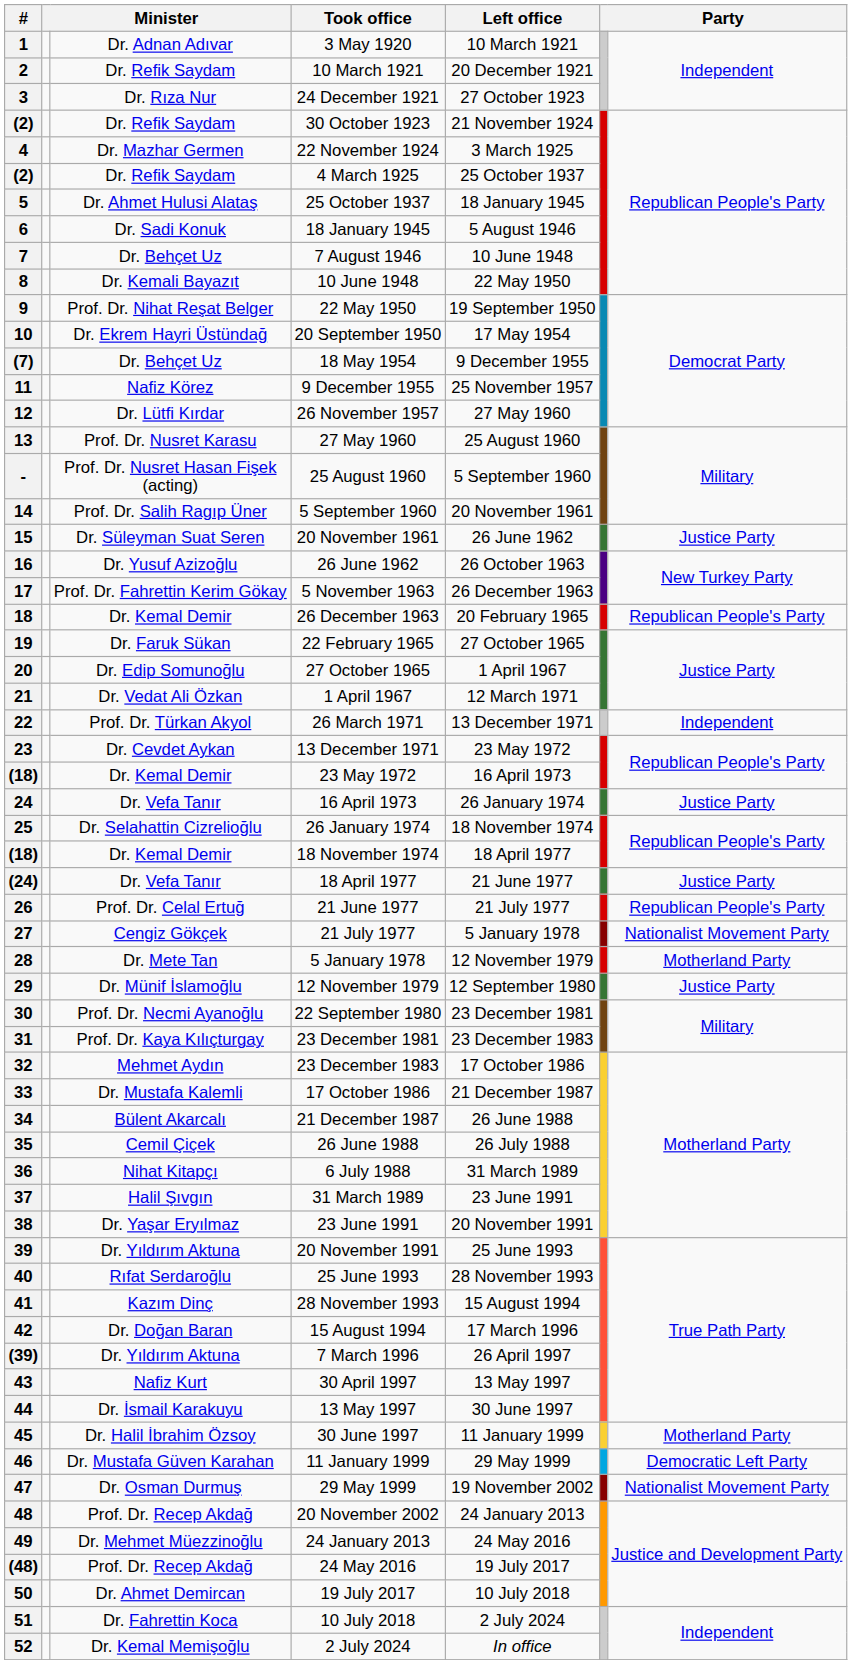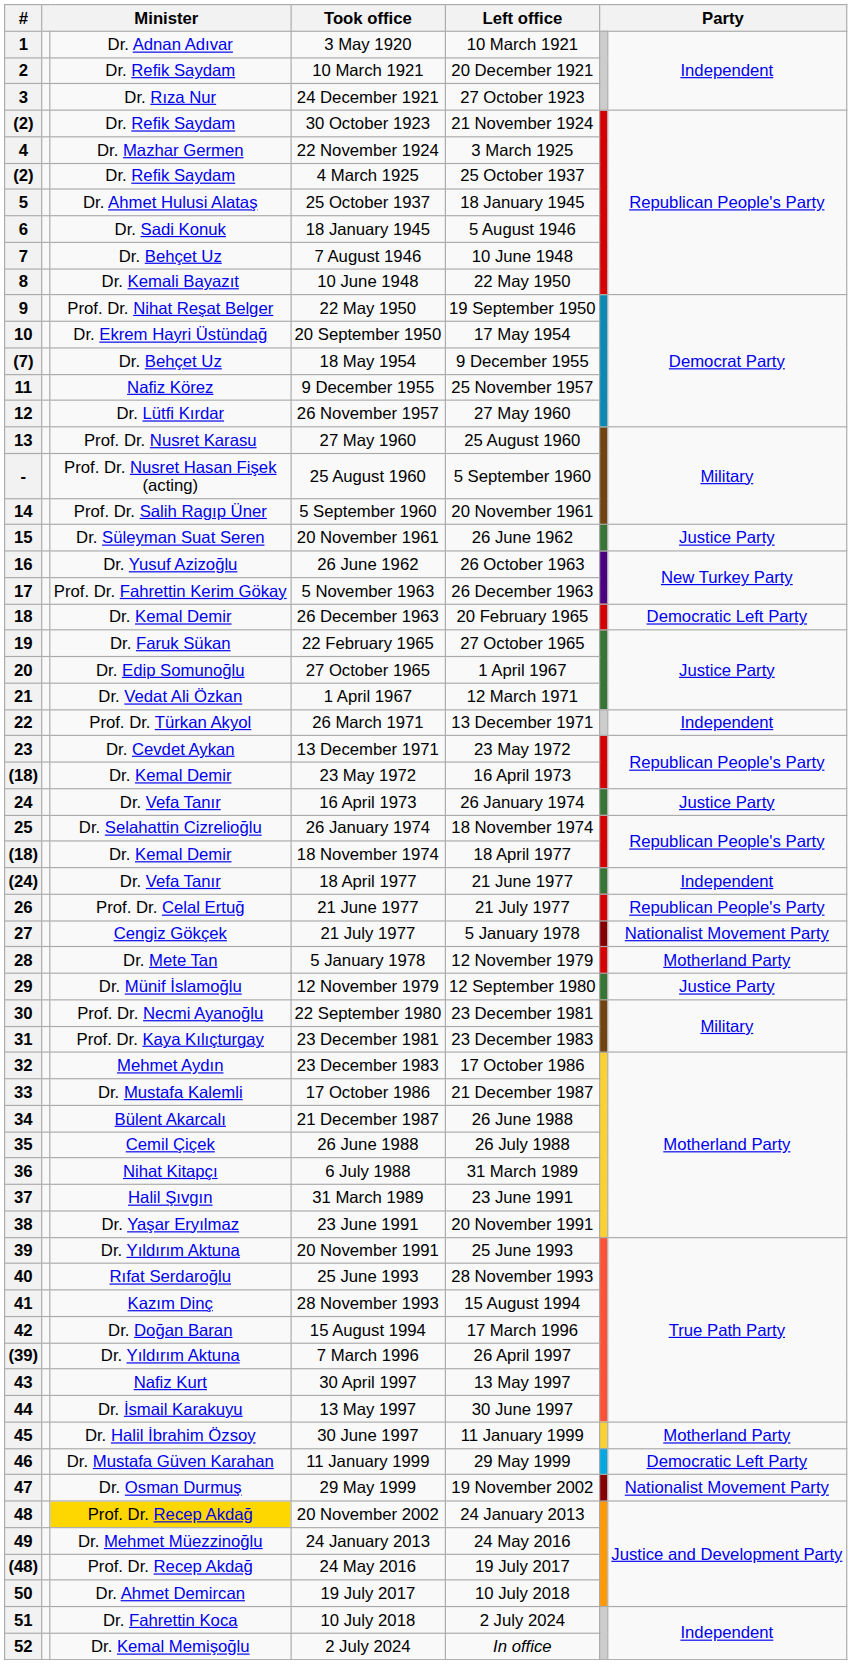(727, 617) Republican People's Party -> (727, 617) Democratic Left Party
(727, 881) Justice Party -> (727, 881) Independent
(170, 1515) no background -> (170, 1515) gold background
